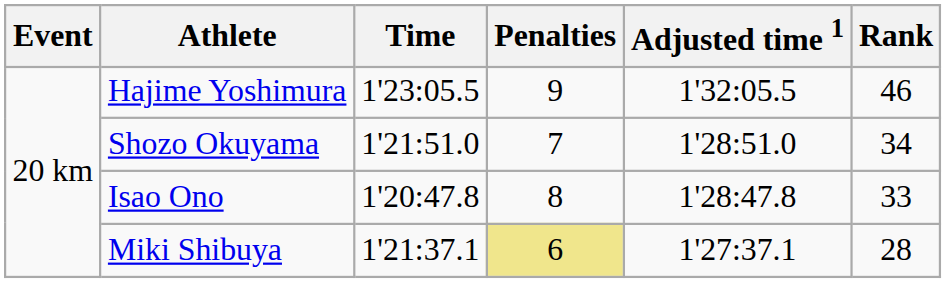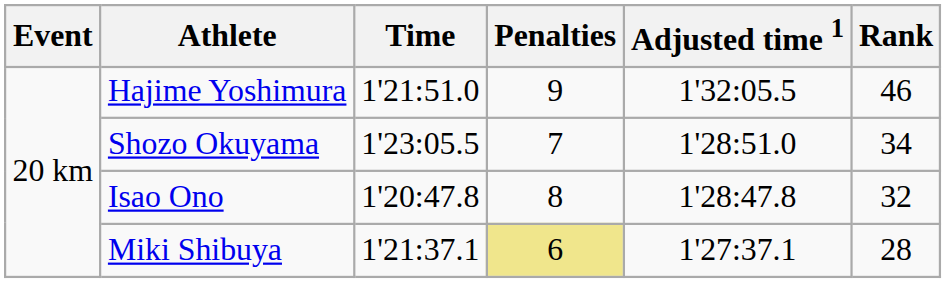(420, 92) 1'23:05.5 -> (420, 92) 1'21:51.0
(420, 144) 1'21:51.0 -> (420, 144) 1'23:05.5
(896, 196) 33 -> (896, 196) 32
